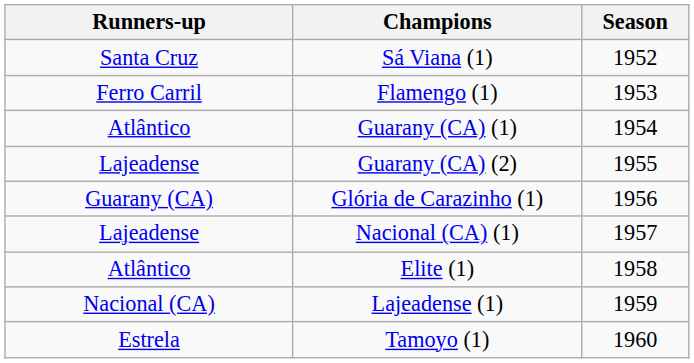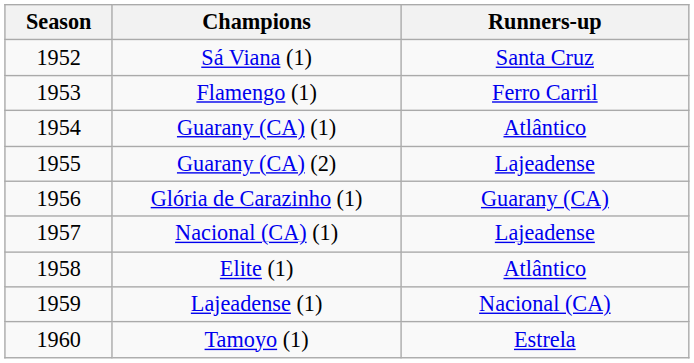columns swapped: (635, 22) <-> (149, 22)
